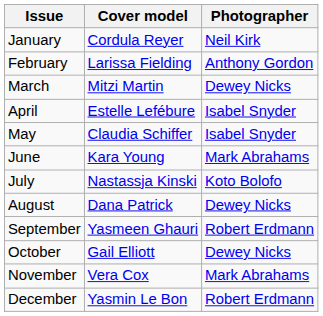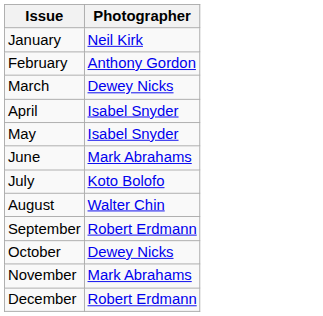- column: (143, 16)
(248, 205) Dewey Nicks -> (126, 205) Walter Chin
